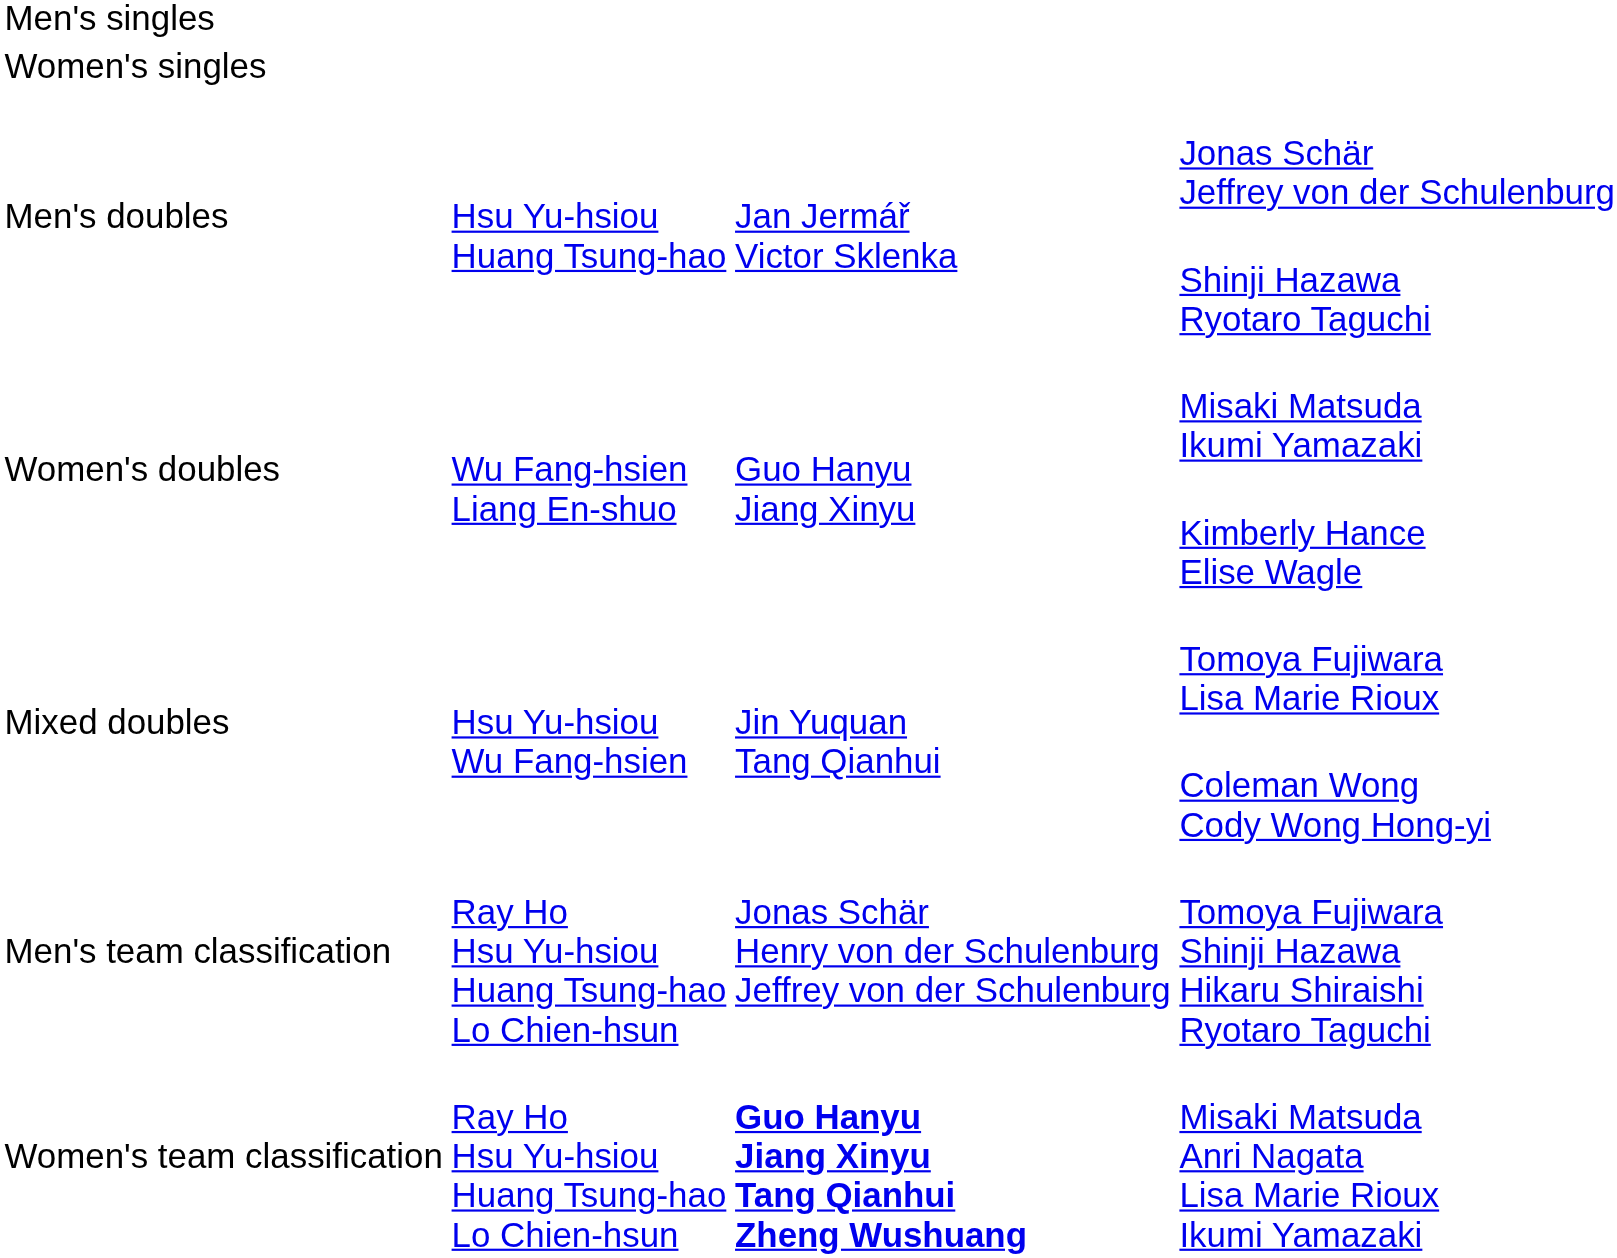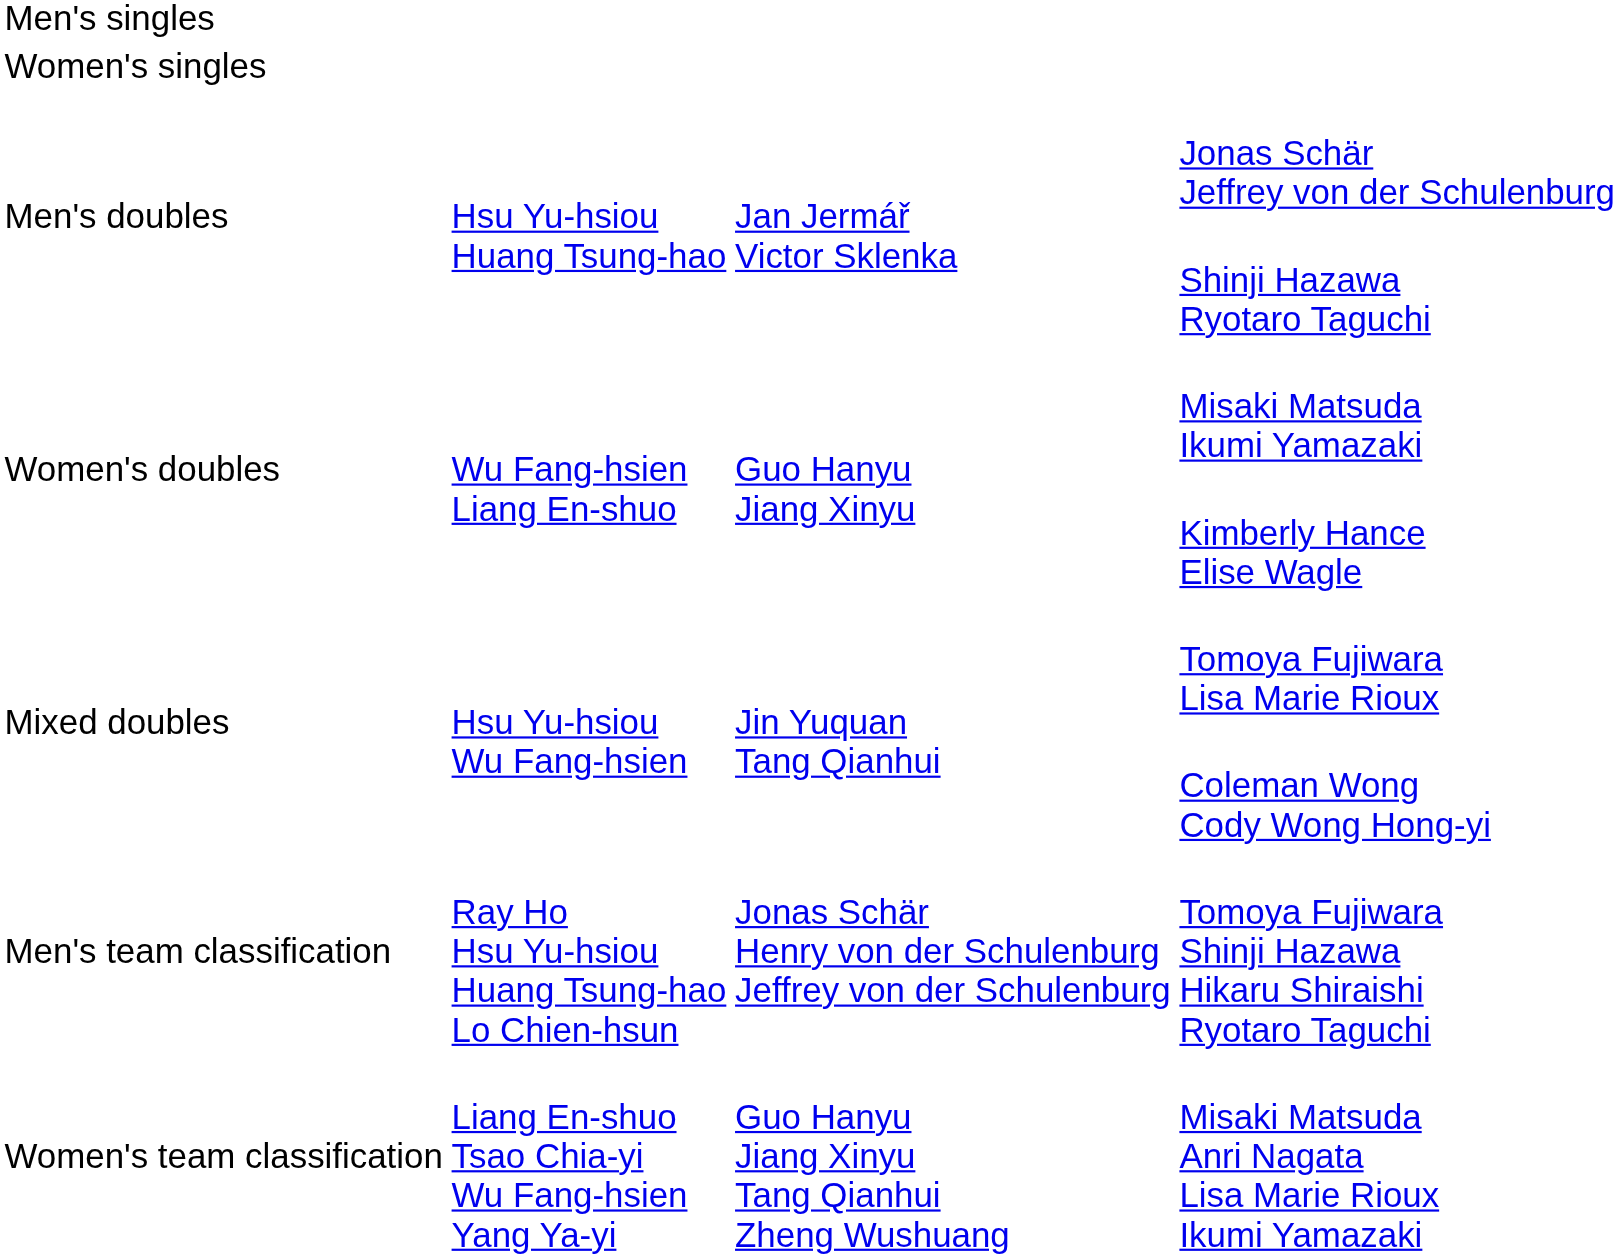(589, 1176) Ray Ho Hsu Yu-hsiou Huang Tsung-hao Lo Chien-hsun -> (570, 1176) Liang En-shuo Tsao Chia-yi Wu Fang-hsien Yang Ya-yi
(881, 1176) bold -> (872, 1176) normal
